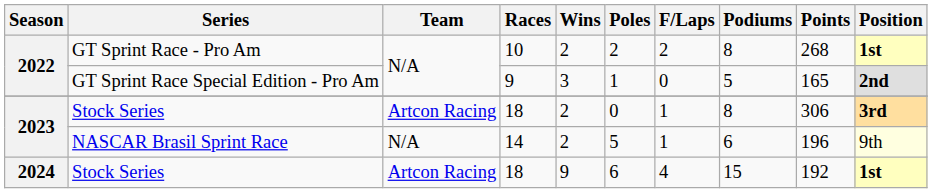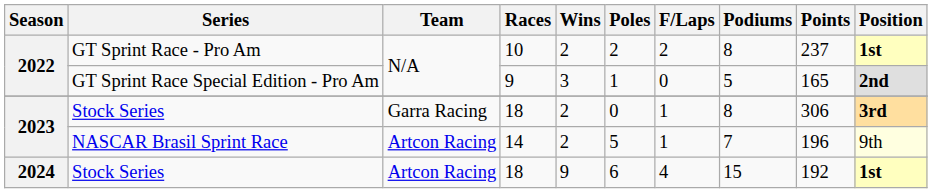(815, 50) 268 -> (815, 50) 237
(442, 111) Artcon Racing -> (437, 111) Garra Racing
(404, 142) N/A -> (442, 142) Artcon Racing
(728, 142) 6 -> (728, 142) 7
